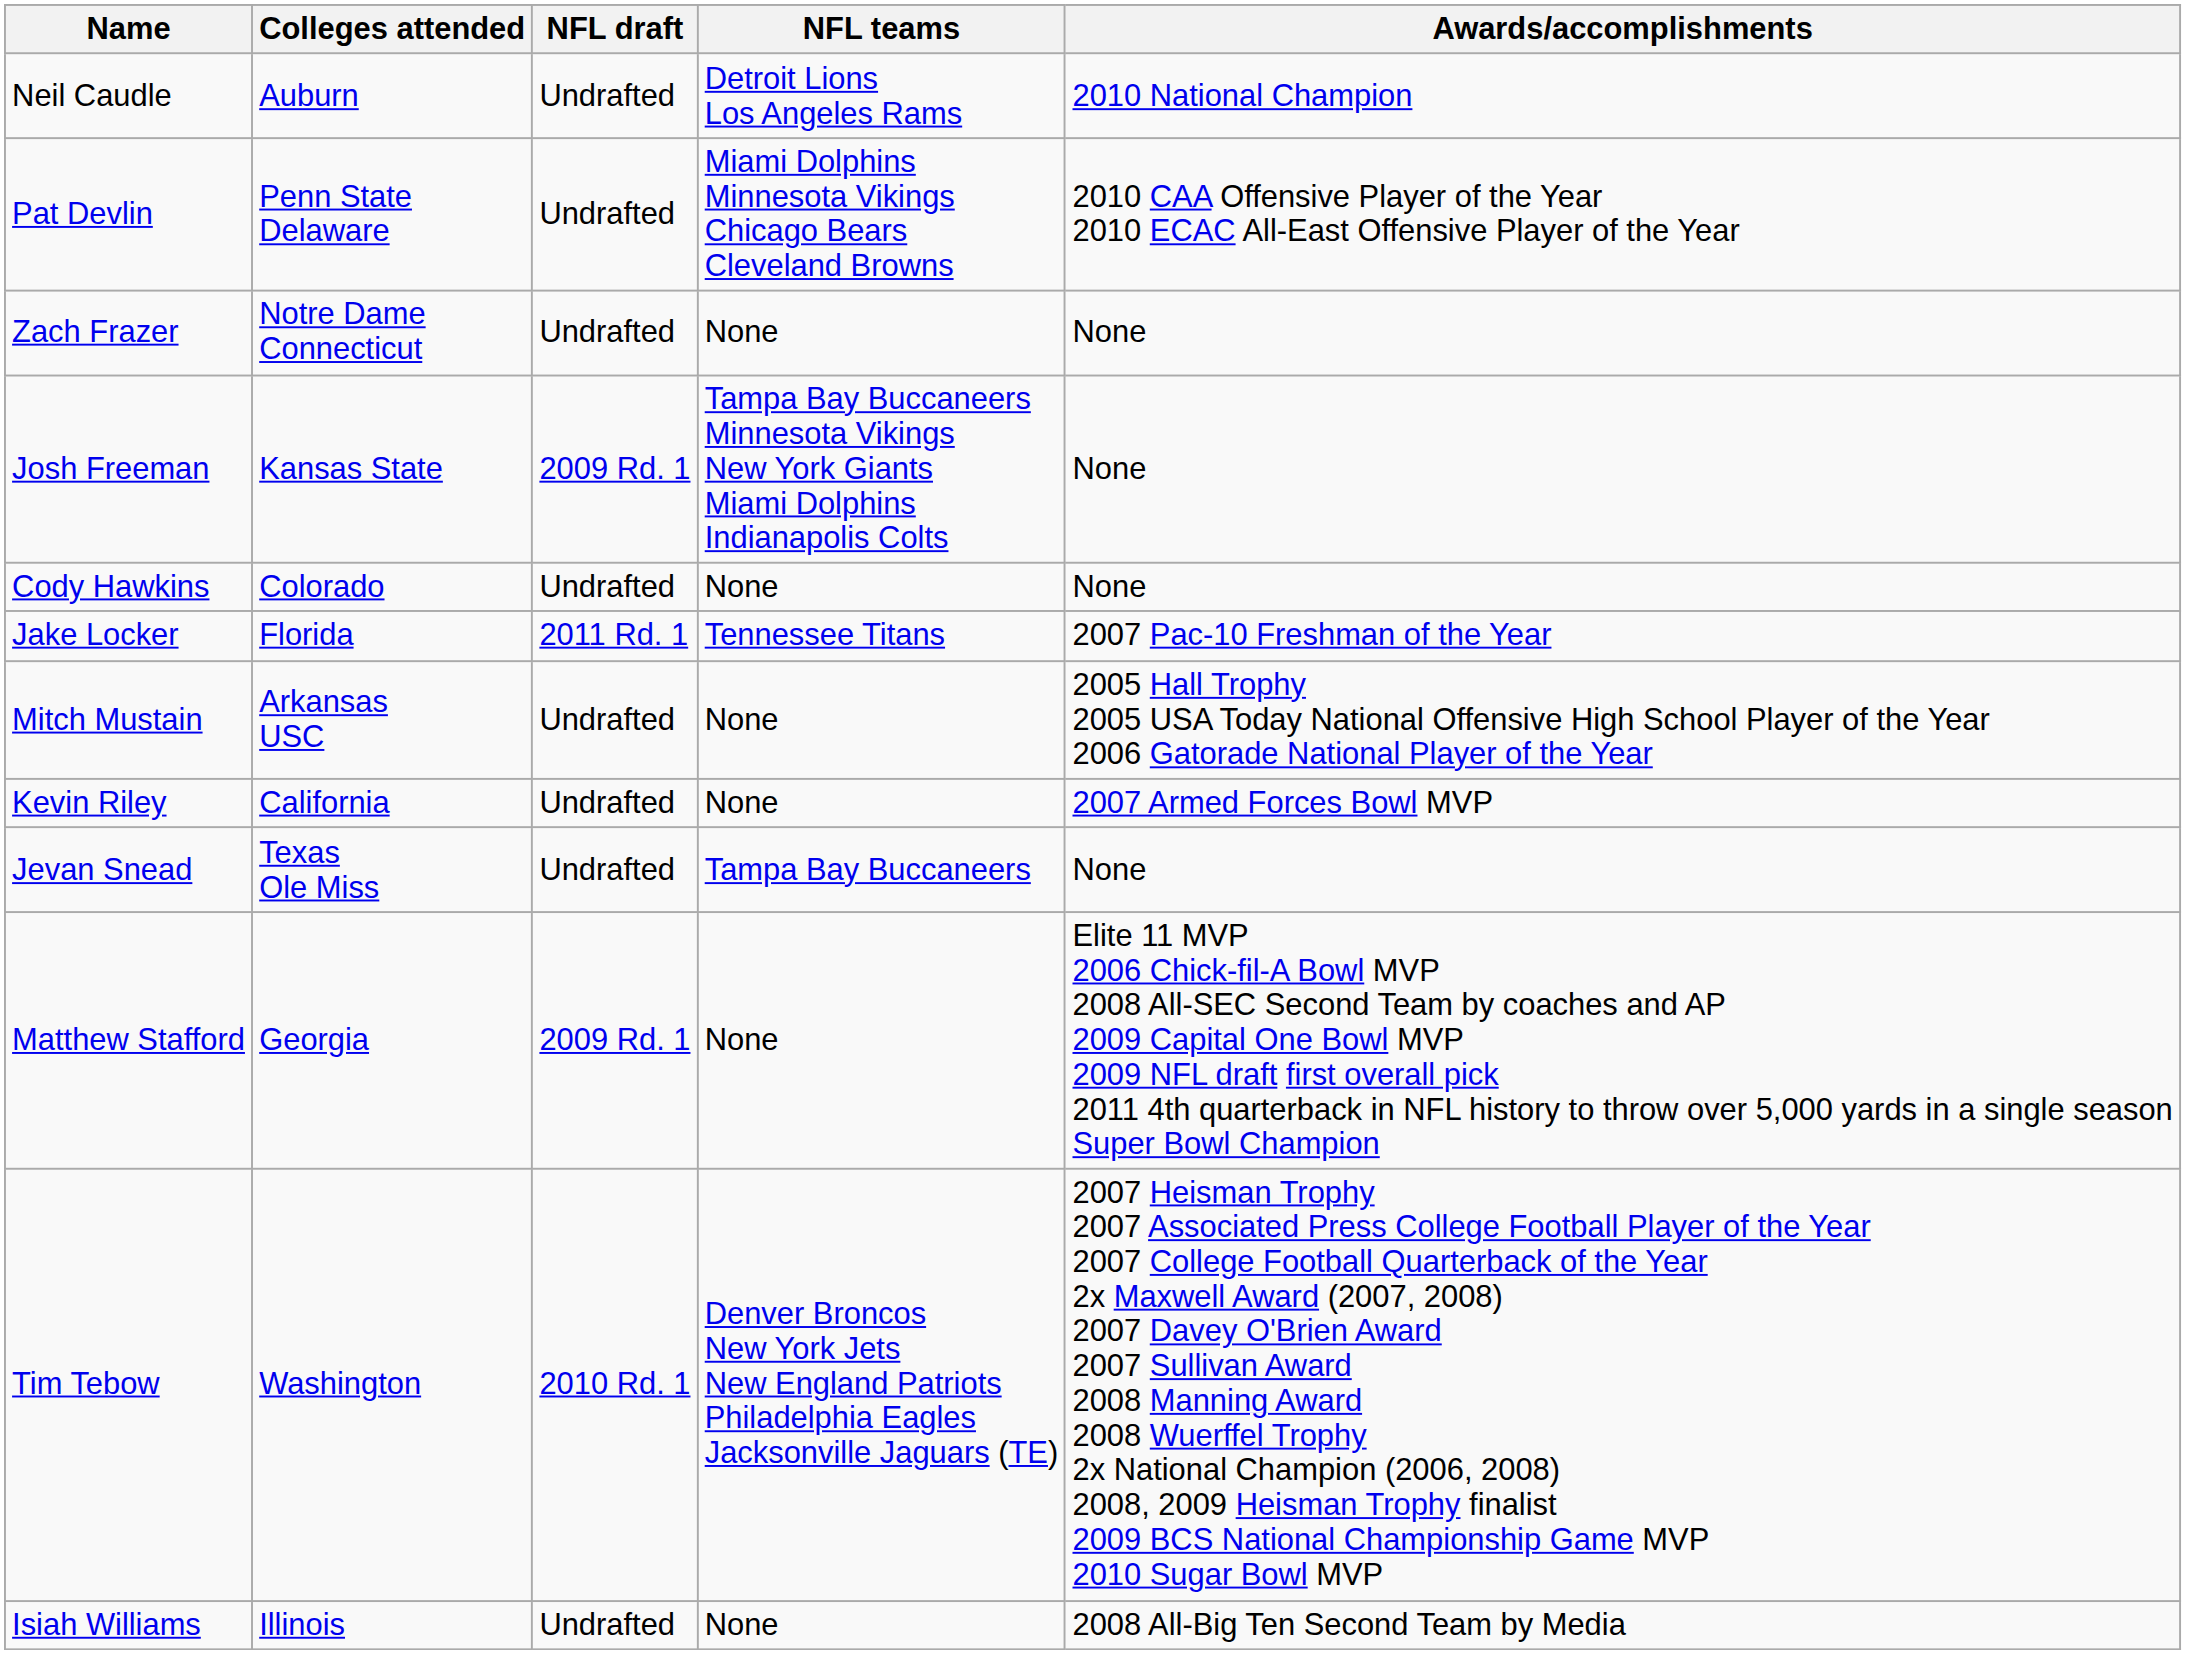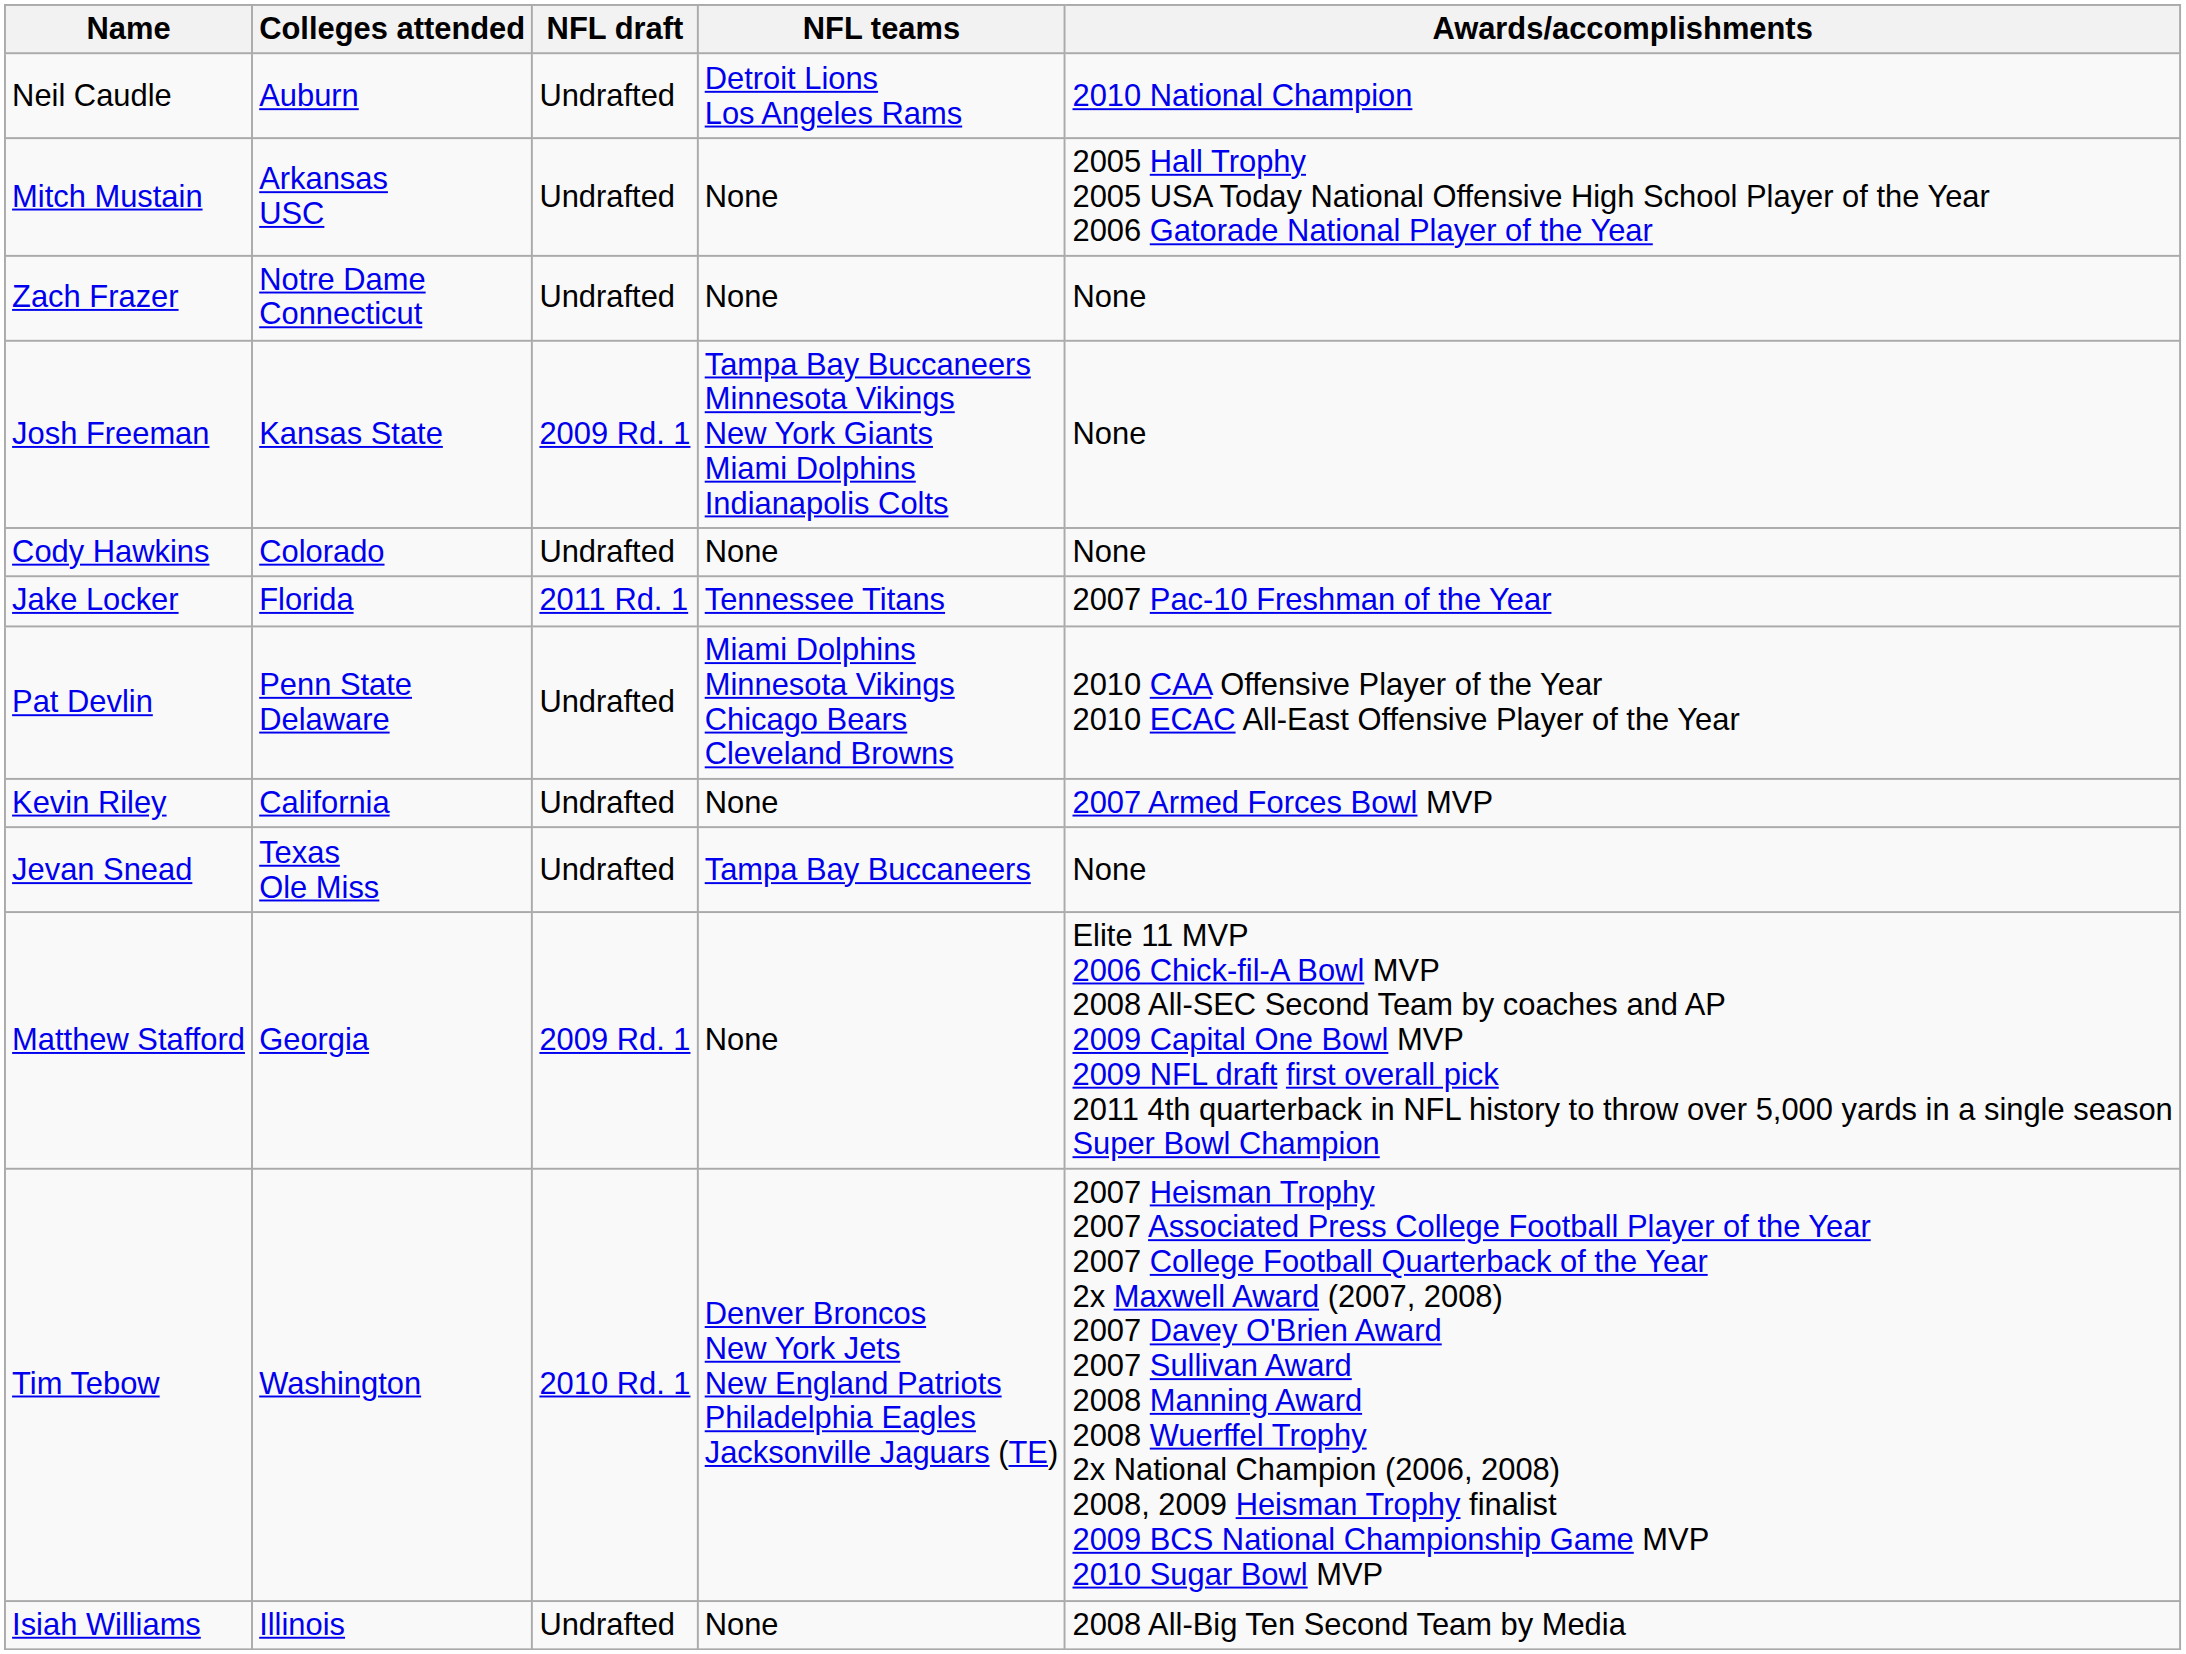rows swapped: (82, 213) <-> (107, 719)
